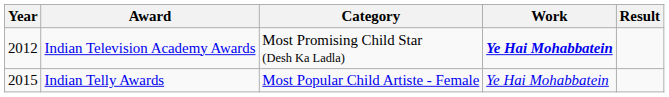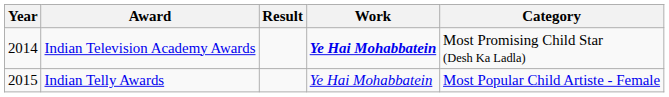columns swapped: (371, 16) <-> (640, 16)
(23, 48) 2012 -> (23, 48) 2014
